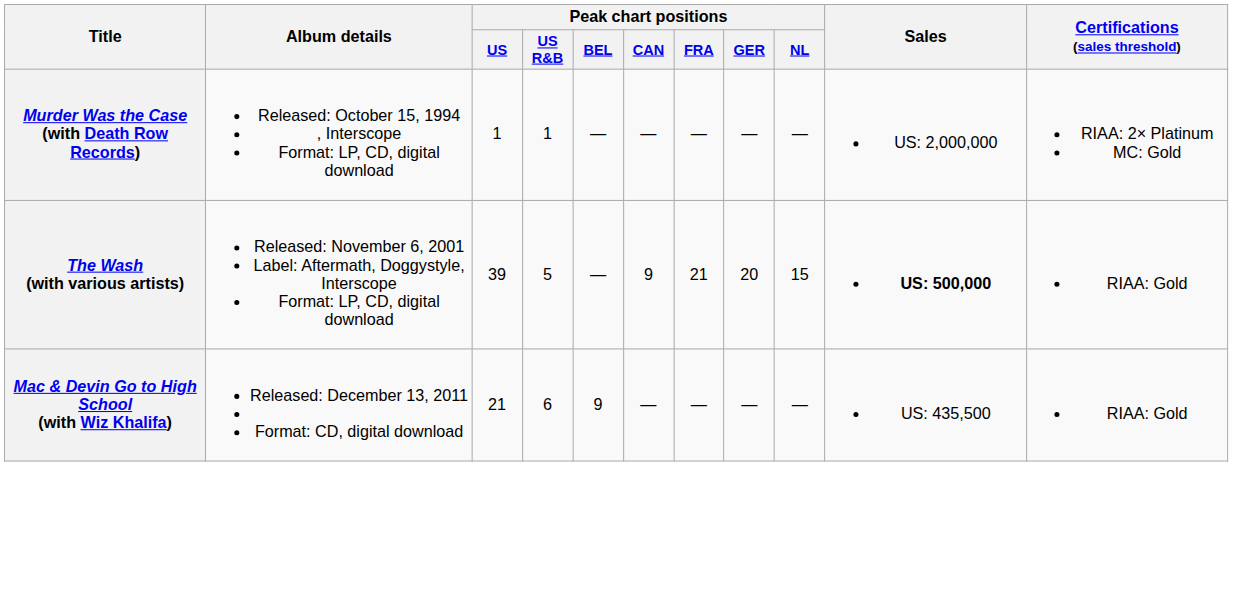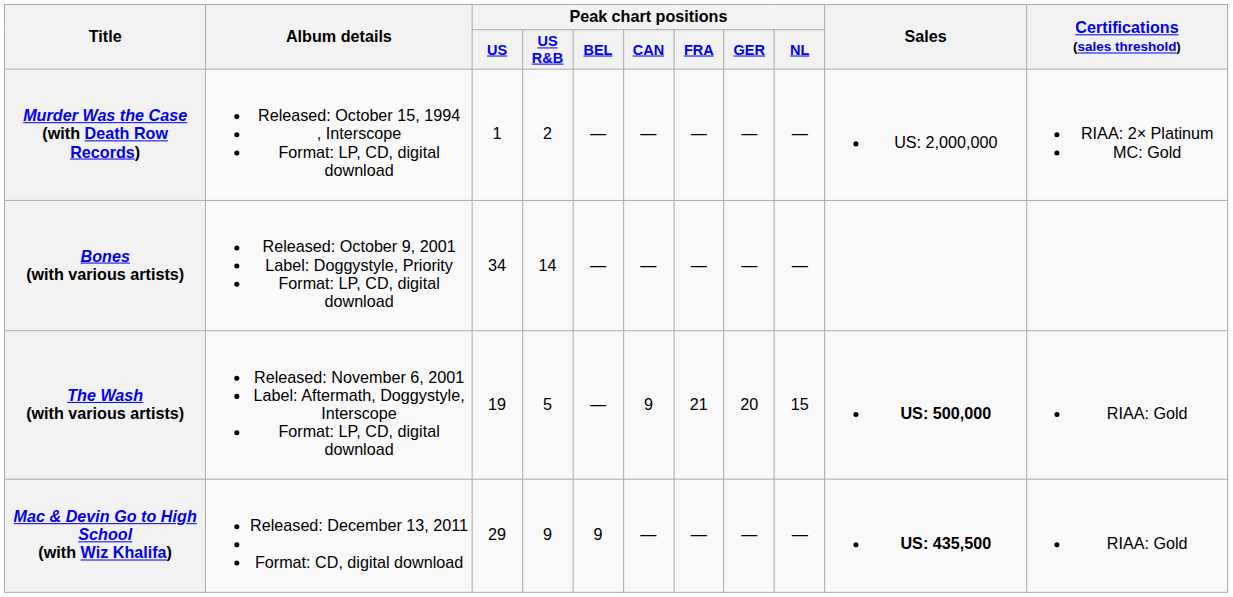(548, 134) 1 -> (548, 134) 2
+ row: (105, 265)
(497, 274) 39 -> (497, 405) 19
(497, 405) 21 -> (497, 535) 29
(548, 405) 6 -> (548, 535) 9
(926, 414) normal -> (926, 545) bold
